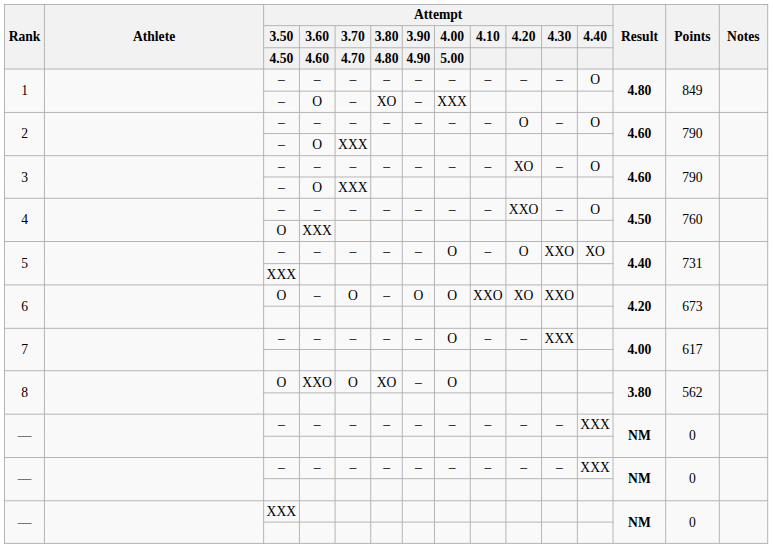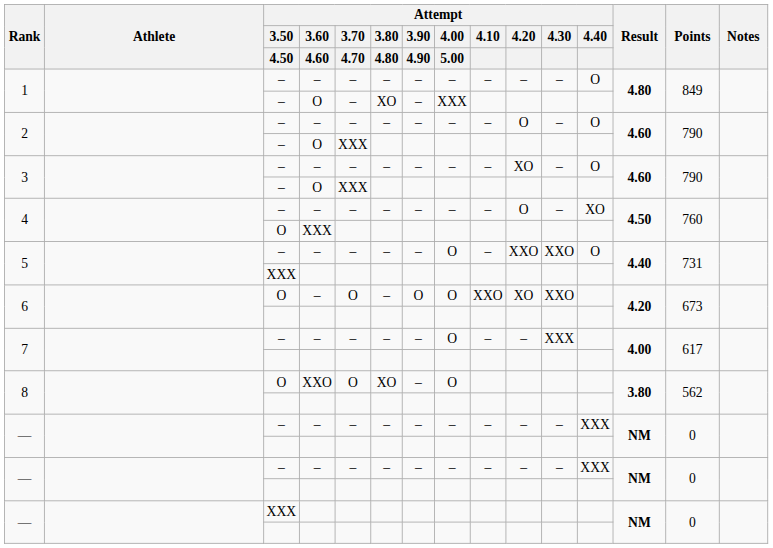(524, 209) XXO -> (524, 209) O
(595, 209) O -> (595, 209) XO
(524, 252) O -> (524, 252) XXO
(595, 252) XO -> (595, 252) O
